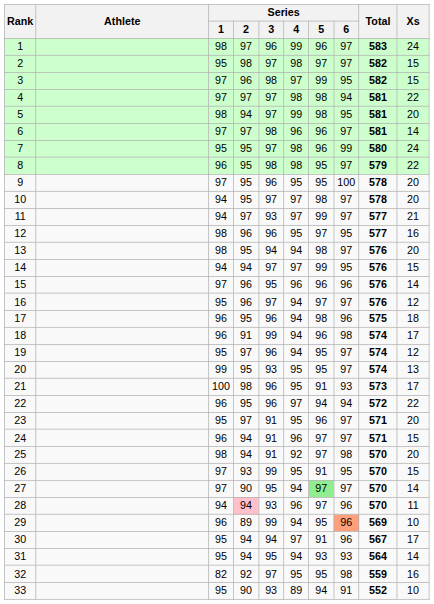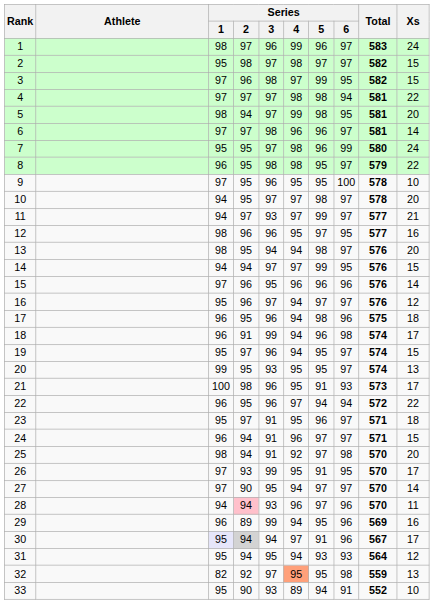(413, 183) 20 -> (413, 183) 10
(413, 353) 12 -> (413, 353) 15
(413, 421) 20 -> (413, 421) 18
(413, 472) 15 -> (413, 472) 17
(321, 489) lightgreen background -> (321, 489) no background
(346, 523) lightsalmon background -> (346, 523) no background
(413, 523) 10 -> (413, 523) 16
(221, 540) no background -> (221, 540) lavender background
(246, 540) no background -> (246, 540) lightgrey background
(413, 557) 14 -> (413, 557) 12
(296, 574) no background -> (296, 574) lightsalmon background
(413, 574) 16 -> (413, 574) 13
